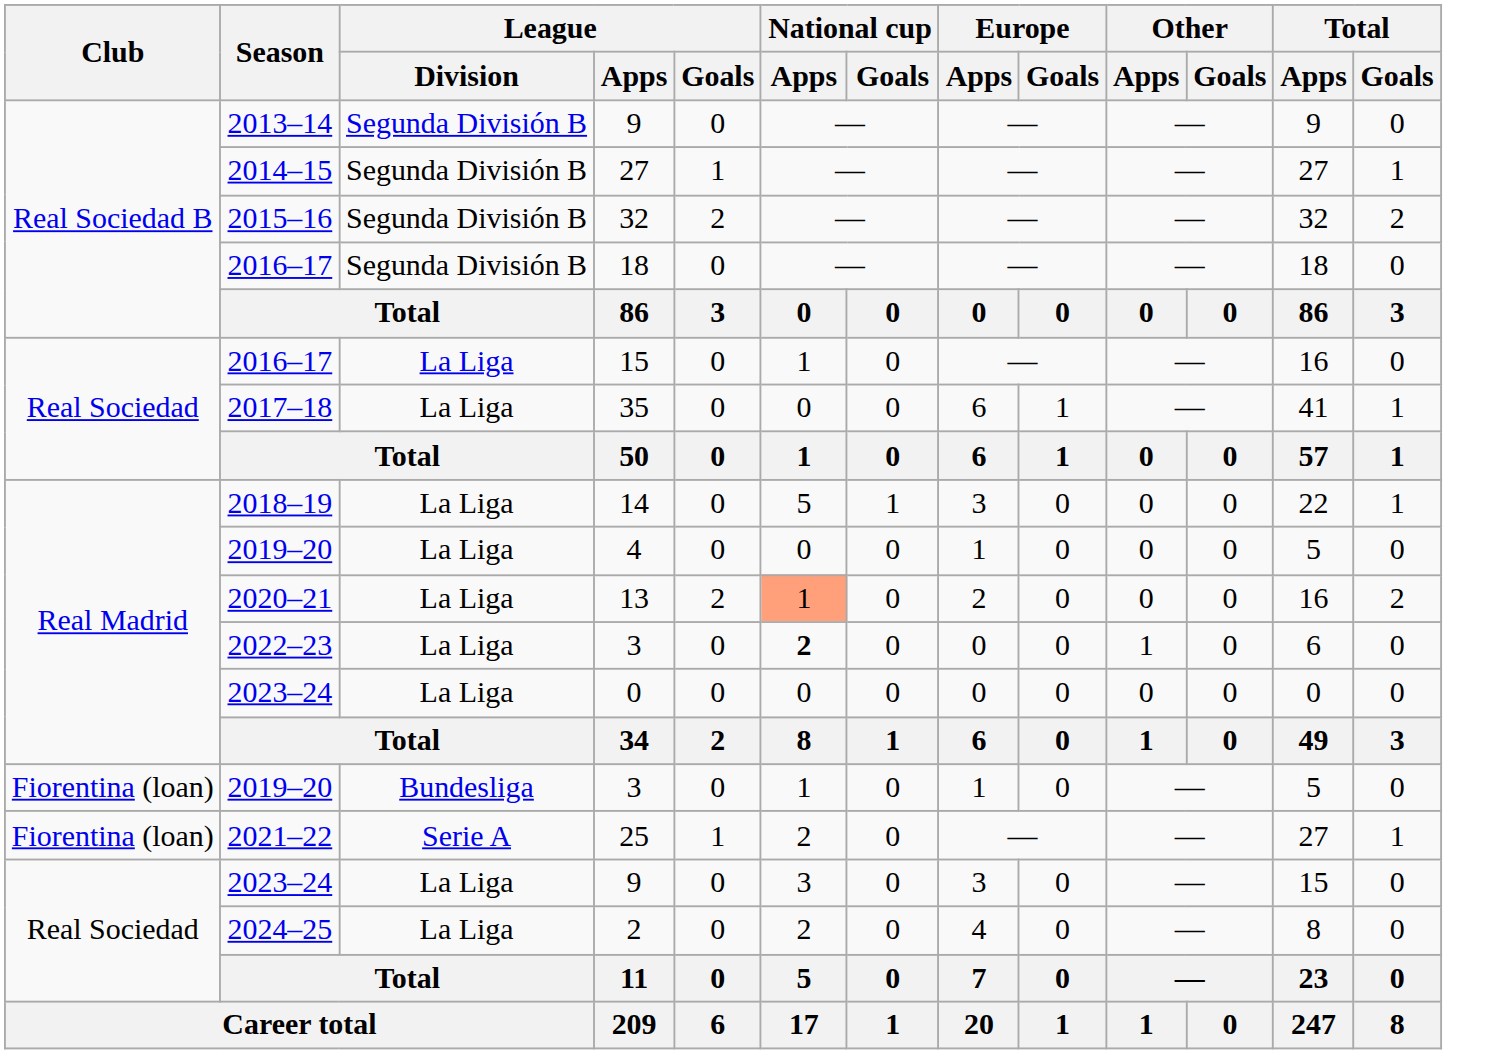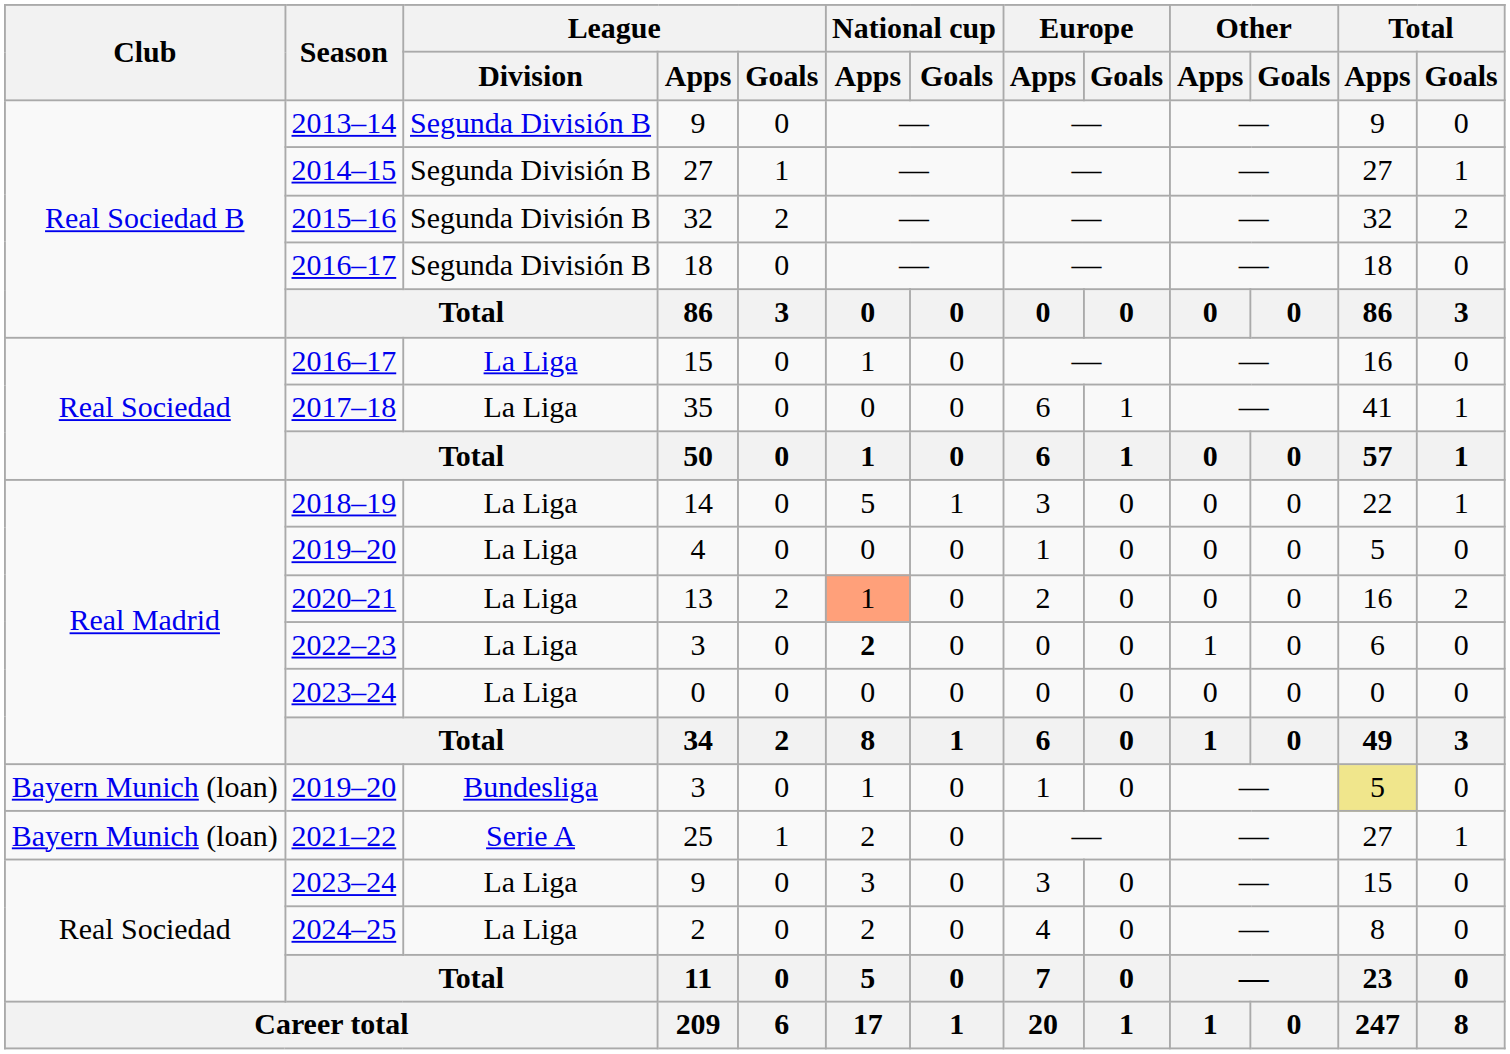(113, 787) Fiorentina (loan) -> (145, 787) Bayern Munich (loan)
(1313, 787) no background -> (1377, 787) khaki background
(113, 834) Fiorentina (loan) -> (145, 834) Bayern Munich (loan)
